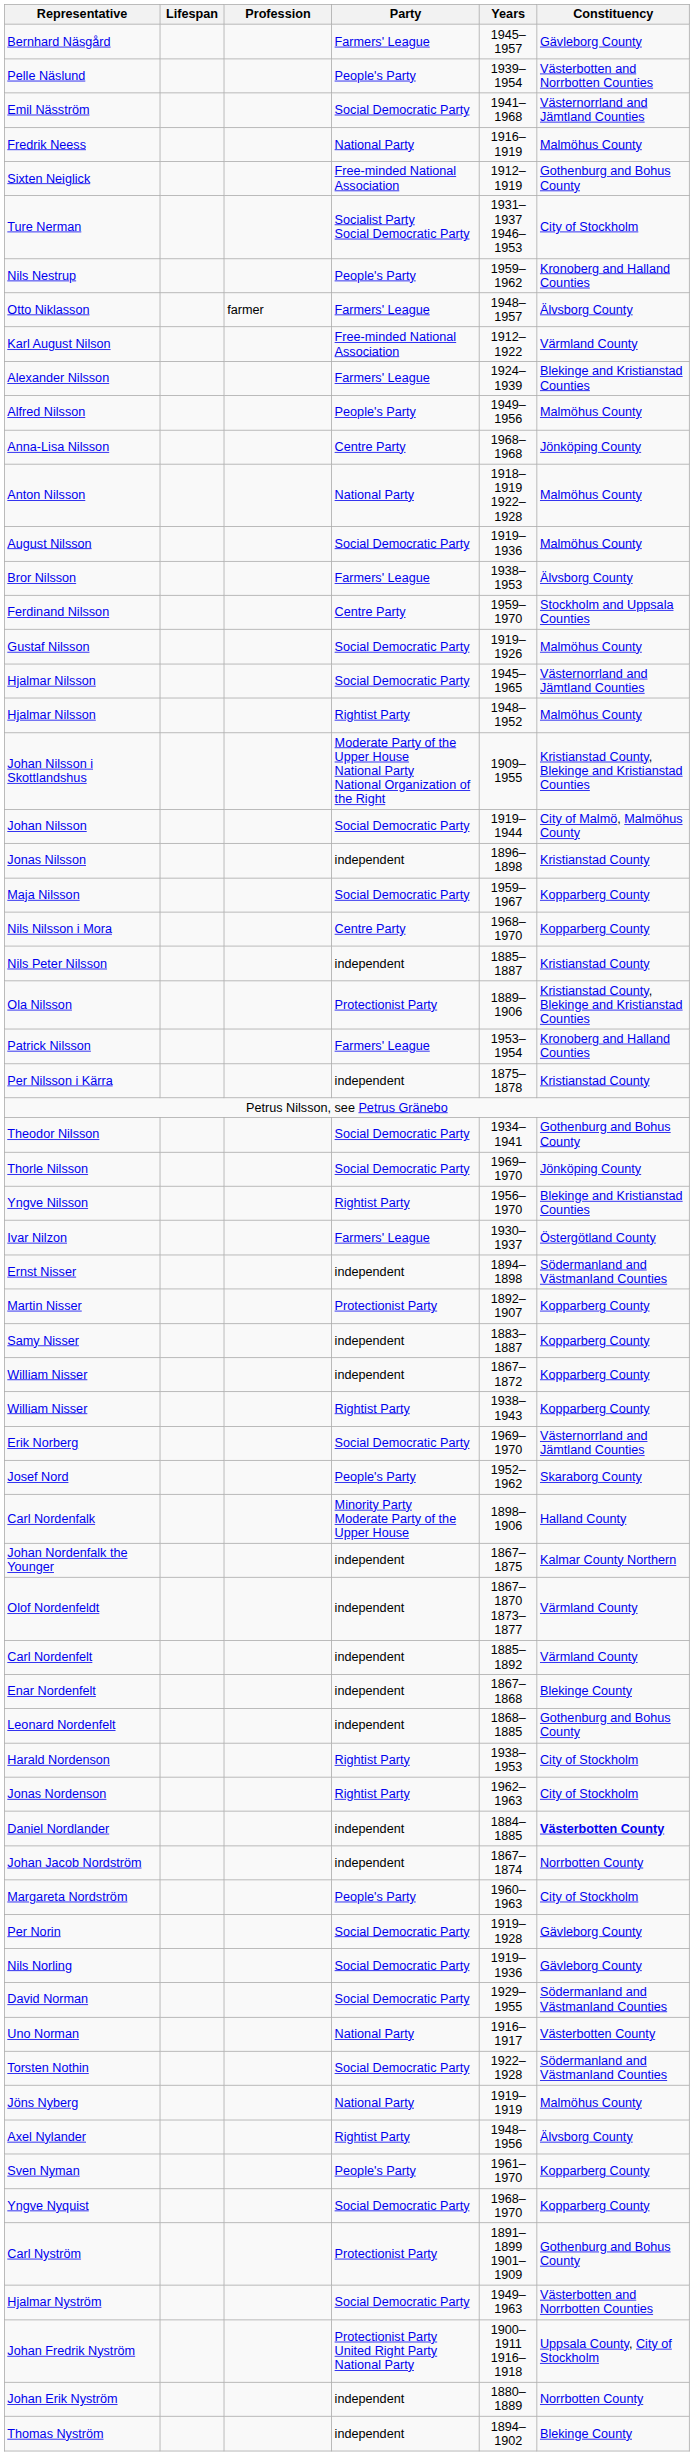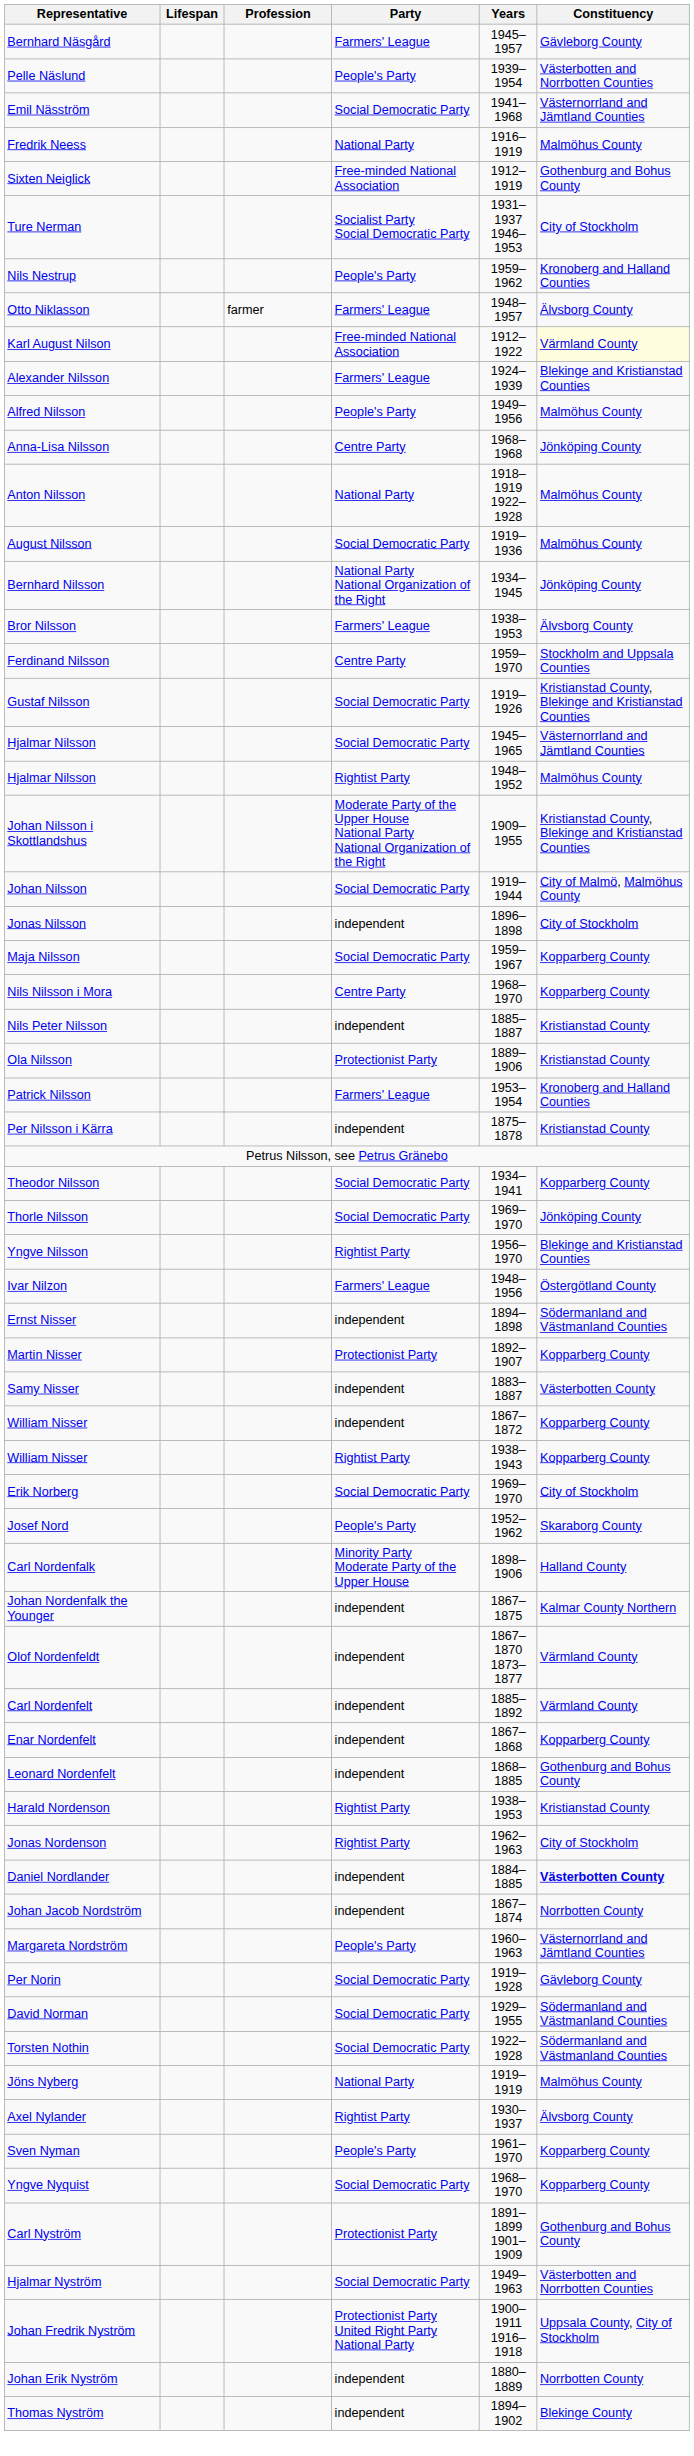(589, 344) no background -> (589, 344) lightyellow background
+ row: (56, 585)
(591, 646) Malmöhus County -> (611, 702) Kristianstad County, Blekinge and Kristianstad Counties
(595, 860) Kristianstad County -> (589, 923) City of Stockholm
(611, 1004) Kristianstad County, Blekinge and Kristianstad Counties -> (595, 1060) Kristianstad County
(605, 1134) Gothenburg and Bohus County -> (595, 1183) Kopparberg County
(508, 1237) 1930–1937 -> (508, 1286) 1948–1956
(595, 1340) Kopparberg County -> (598, 1389) Västerbotten County
(594, 1443) Västernorrland and Jämtland Counties -> (589, 1491) City of Stockholm
(586, 1691) Blekinge County -> (595, 1740) Kopparberg County
(589, 1760) City of Stockholm -> (595, 1808) Kristianstad County
(589, 1897) City of Stockholm -> (594, 1945) Västernorrland and Jämtland Counties
- row: (40, 1965)
- row: (43, 2034)
(508, 2137) 1948–1956 -> (508, 2117) 1930–1937
